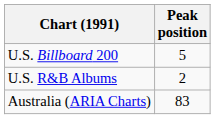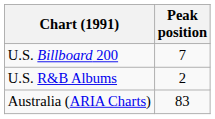(182, 55) 5 -> (182, 55) 7
